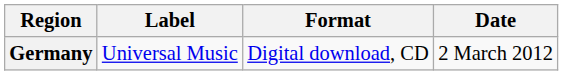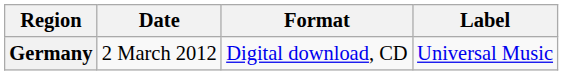columns swapped: (496, 20) <-> (170, 20)
